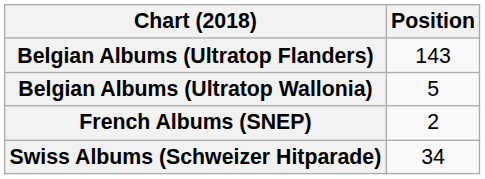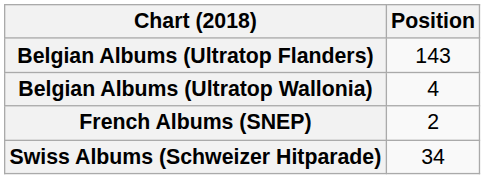(433, 88) 5 -> (433, 88) 4
